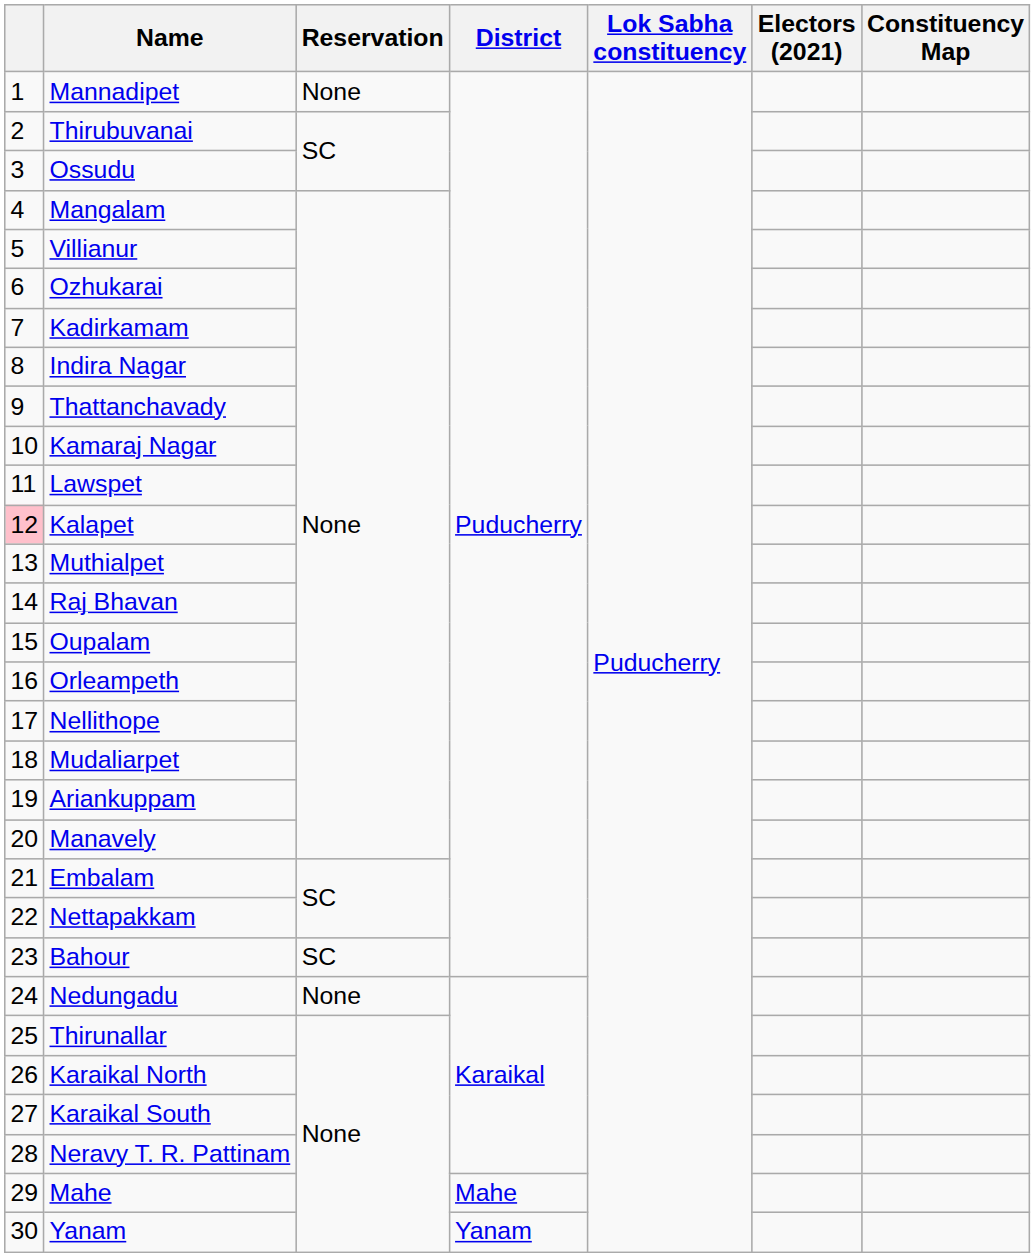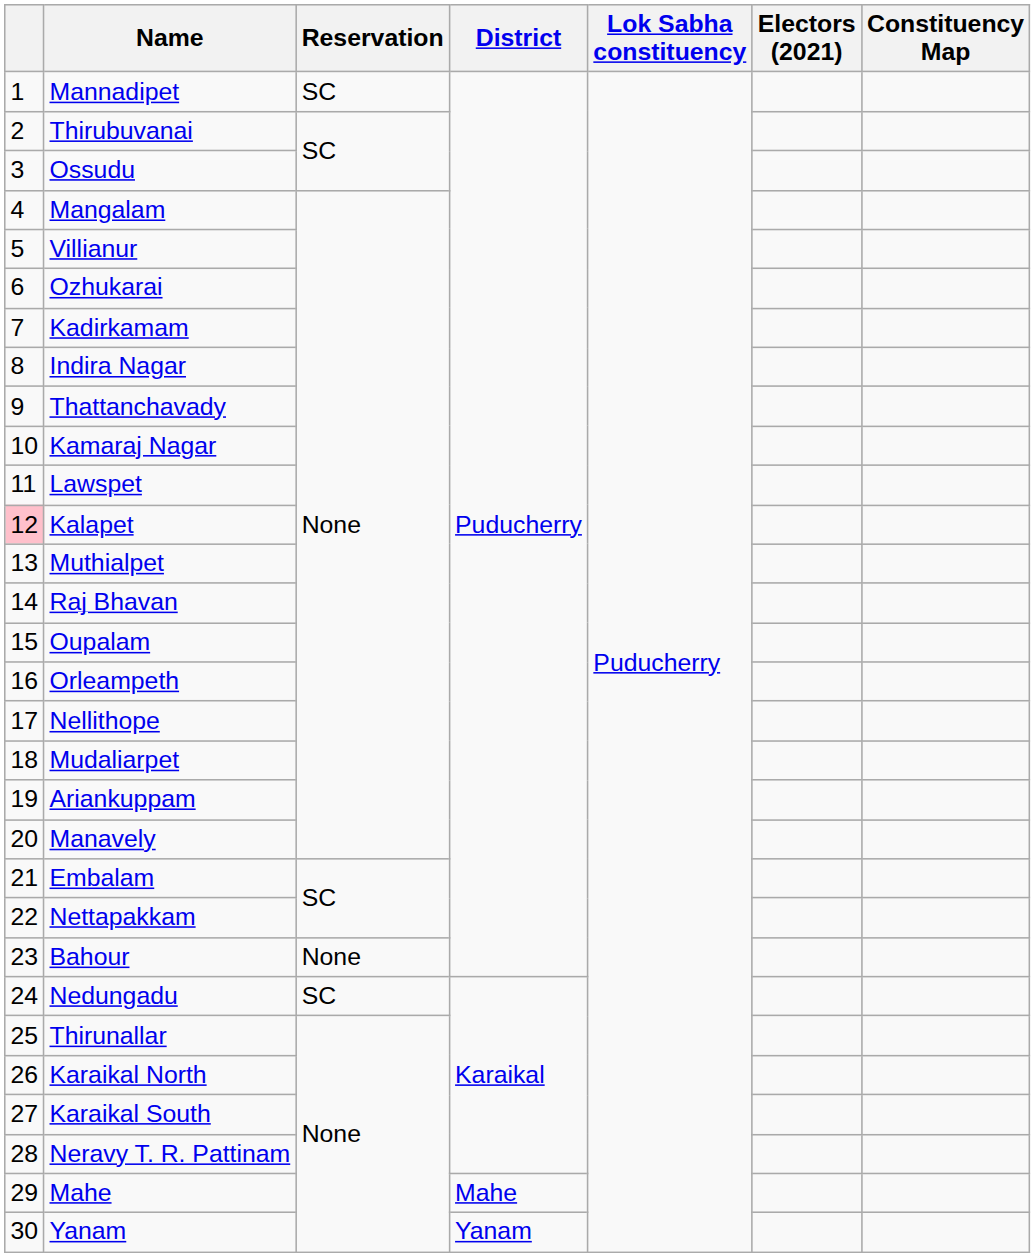(331, 91) None -> (319, 91) SC
(319, 956) SC -> (331, 956) None
(331, 996) None -> (319, 996) SC
